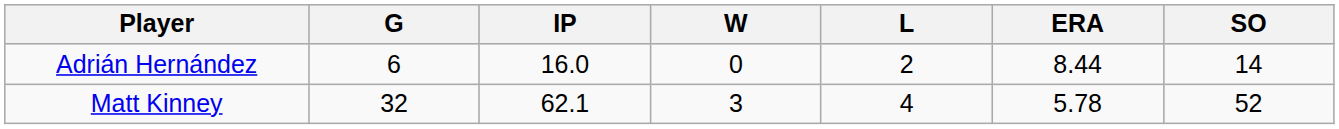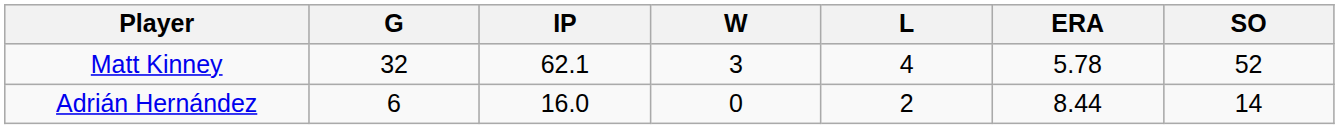rows swapped: (157, 103) <-> (157, 63)
